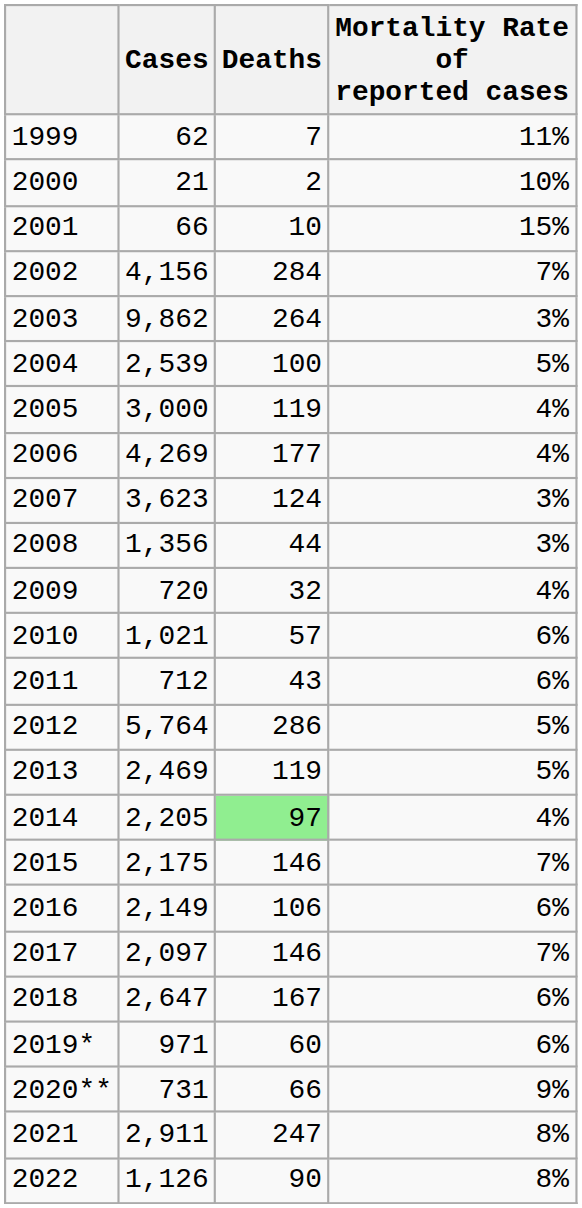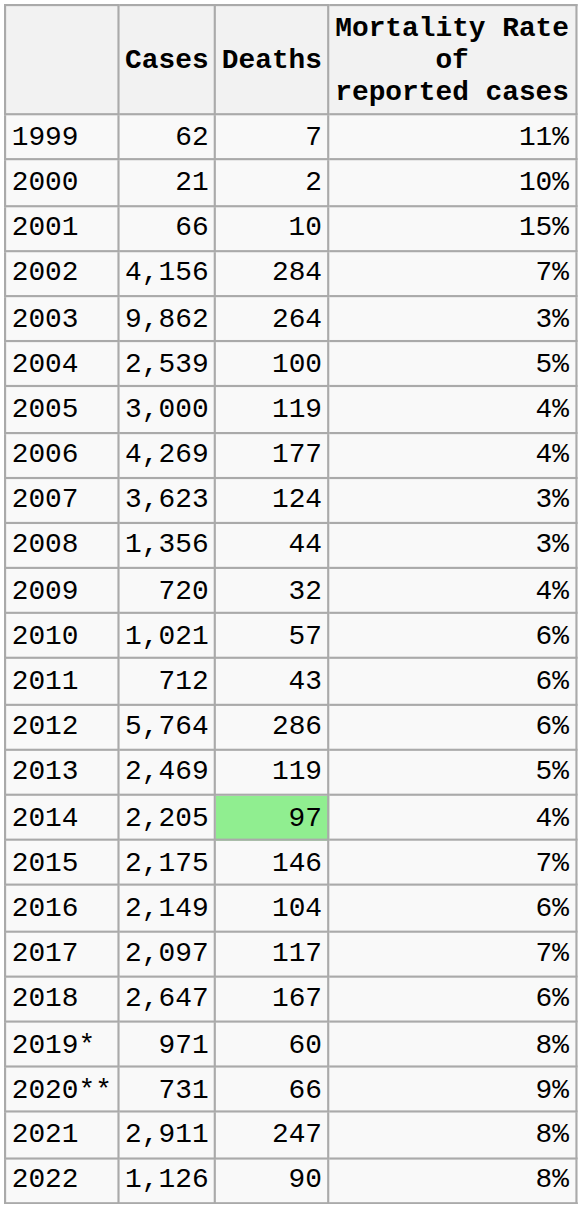(552, 727) 5% -> (552, 727) 6%
(297, 908) 106 -> (297, 908) 104
(297, 953) 146 -> (297, 953) 117
(552, 1044) 6% -> (552, 1044) 8%
